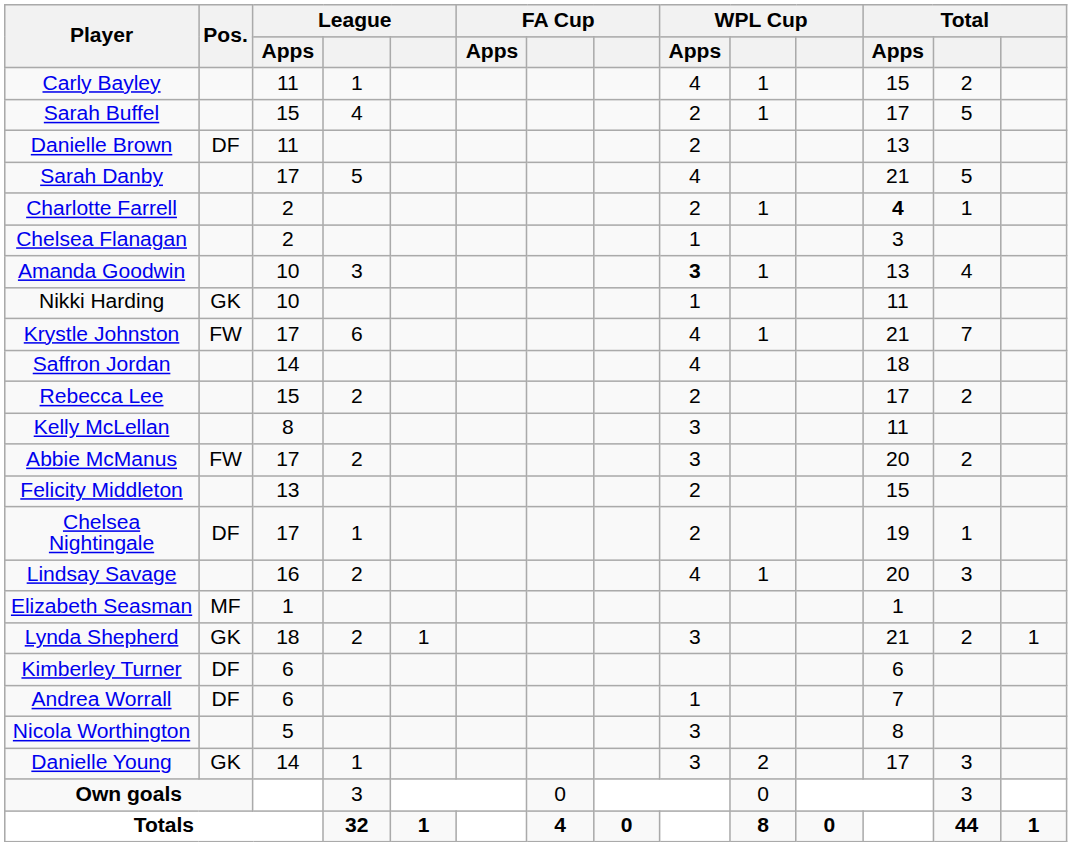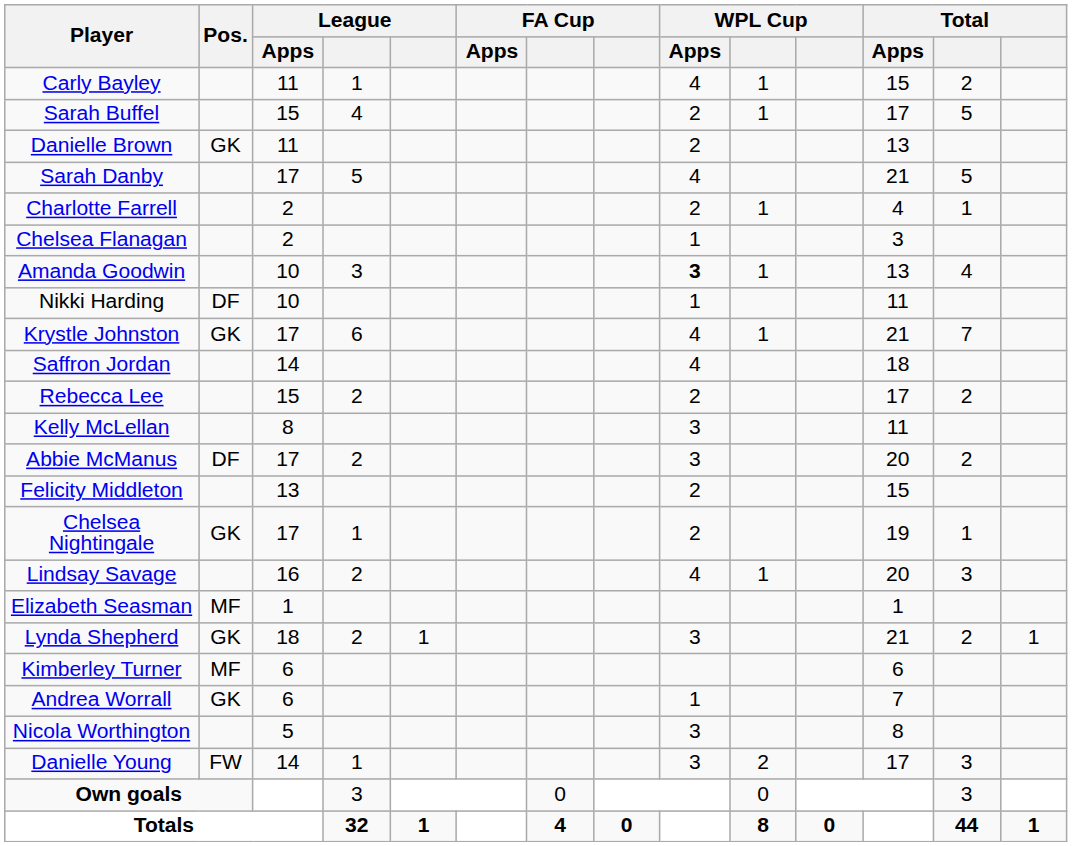(226, 145) DF -> (226, 145) GK
(898, 208) bold -> (898, 208) normal
(226, 302) GK -> (226, 302) DF
(226, 333) FW -> (226, 333) GK
(226, 459) FW -> (226, 459) DF
(226, 532) DF -> (226, 532) GK
(226, 668) DF -> (226, 668) MF
(226, 700) DF -> (226, 700) GK
(226, 762) GK -> (226, 762) FW
